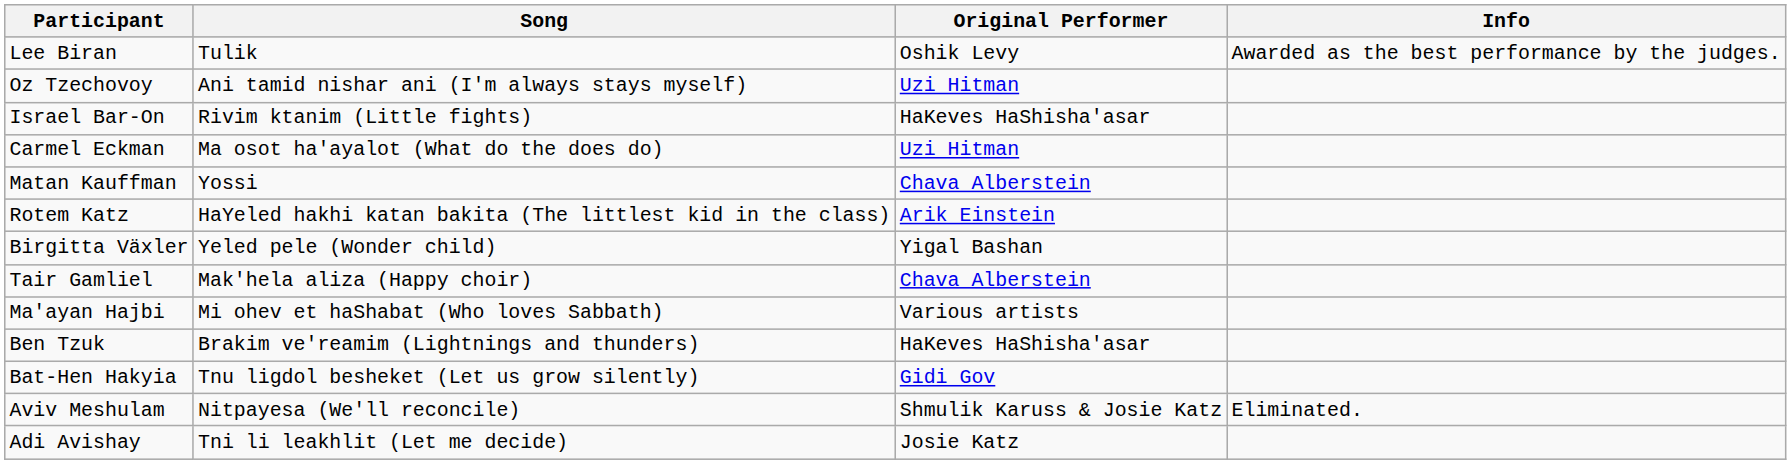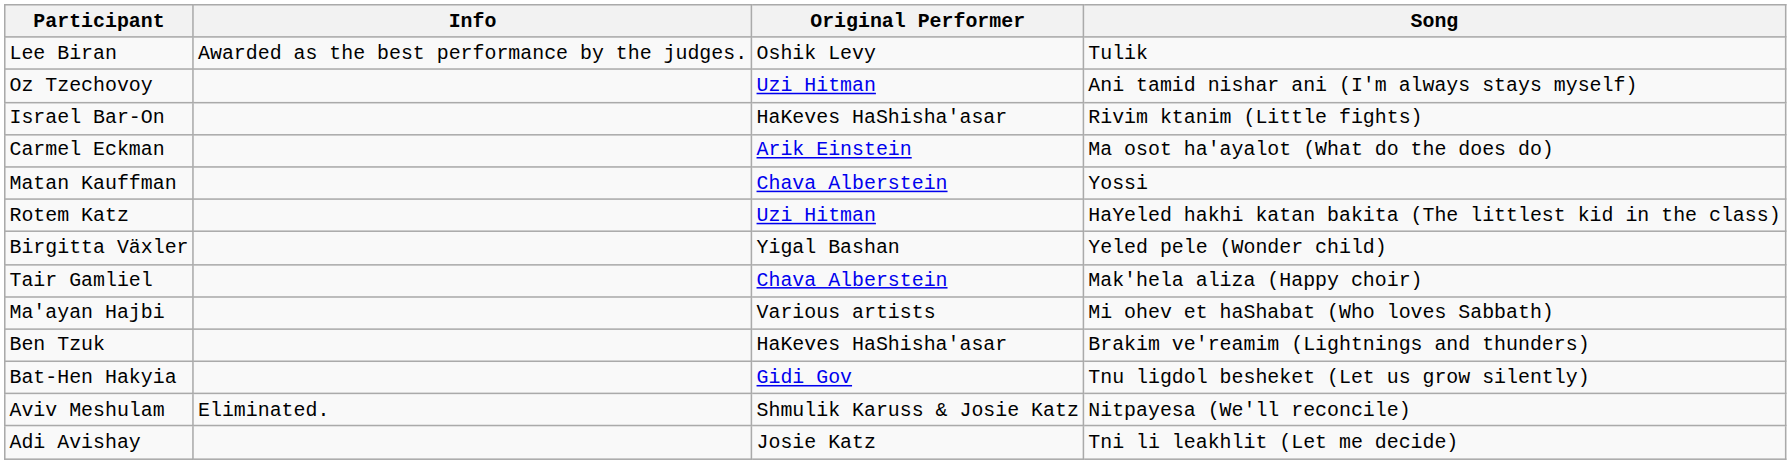columns swapped: (544, 21) <-> (1506, 21)
(959, 151) Uzi Hitman -> (834, 151) Arik Einstein
(977, 215) Arik Einstein -> (816, 215) Uzi Hitman
